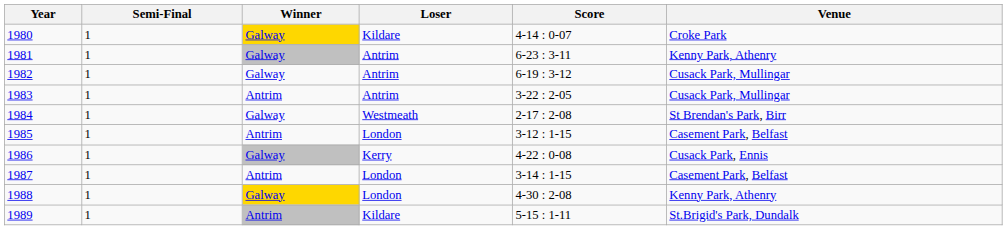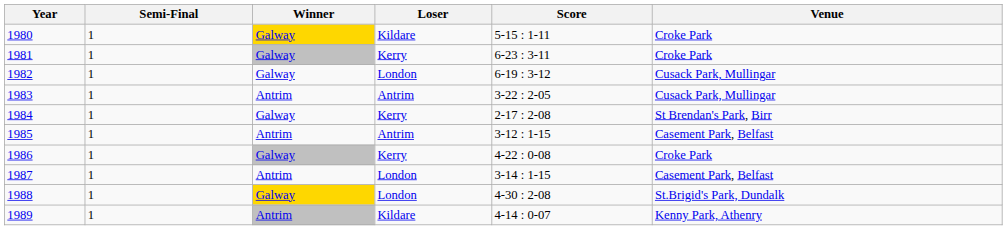(543, 34) 4-14 : 0-07 -> (522, 34) 5-15 : 1-11
(381, 54) Antrim -> (392, 54) Kerry
(723, 54) Kenny Park, Athenry -> (684, 54) Croke Park
(381, 74) Antrim -> (397, 74) London
(390, 114) Westmeath -> (392, 114) Kerry
(382, 134) London -> (396, 134) Antrim
(719, 154) Cusack Park, Ennis -> (684, 154) Croke Park
(723, 194) Kenny Park, Athenry -> (720, 194) St.Brigid's Park, Dundalk
(543, 214) 5-15 : 1-11 -> (522, 214) 4-14 : 0-07
(734, 214) St.Brigid's Park, Dundalk -> (708, 214) Kenny Park, Athenry
